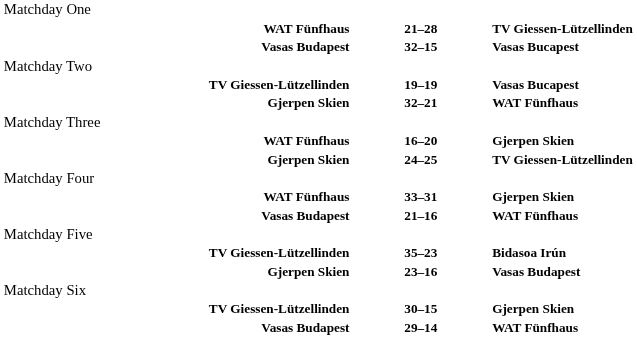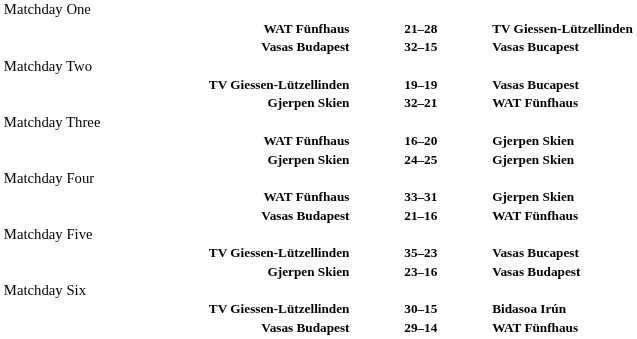(562, 159) TV Giessen-Lützellinden -> (533, 159) Gjerpen Skien
(529, 253) Bidasoa Irún -> (535, 253) Vasas Bucapest
(533, 309) Gjerpen Skien -> (529, 309) Bidasoa Irún
